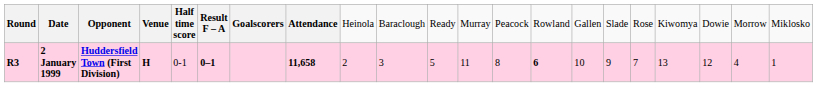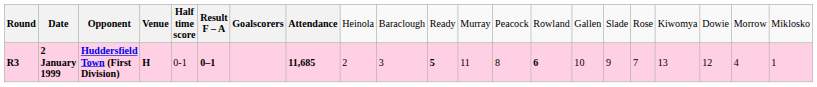(302, 62) 11,658 -> (302, 62) 11,685
(432, 62) normal -> (432, 62) bold
